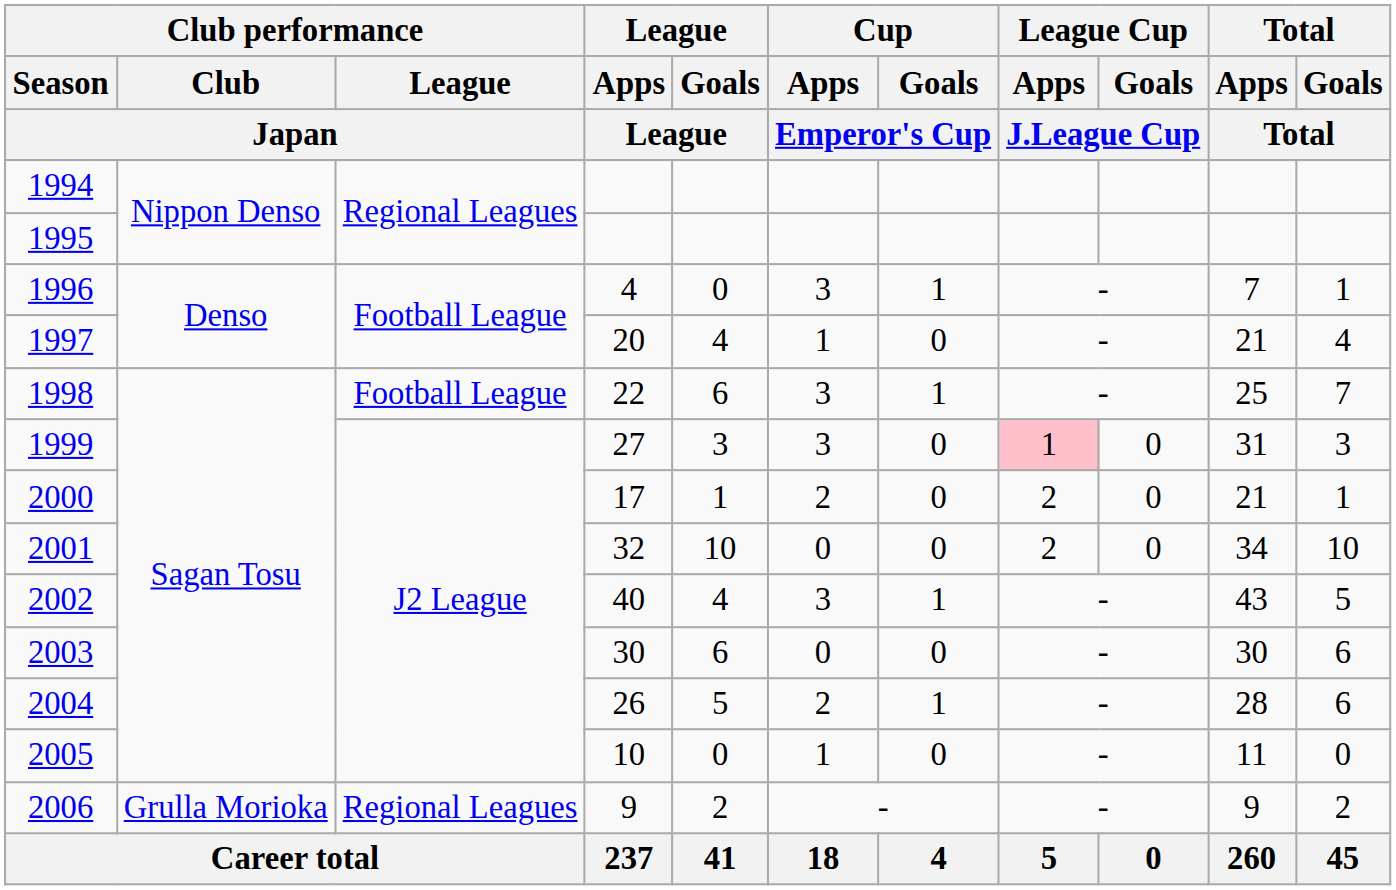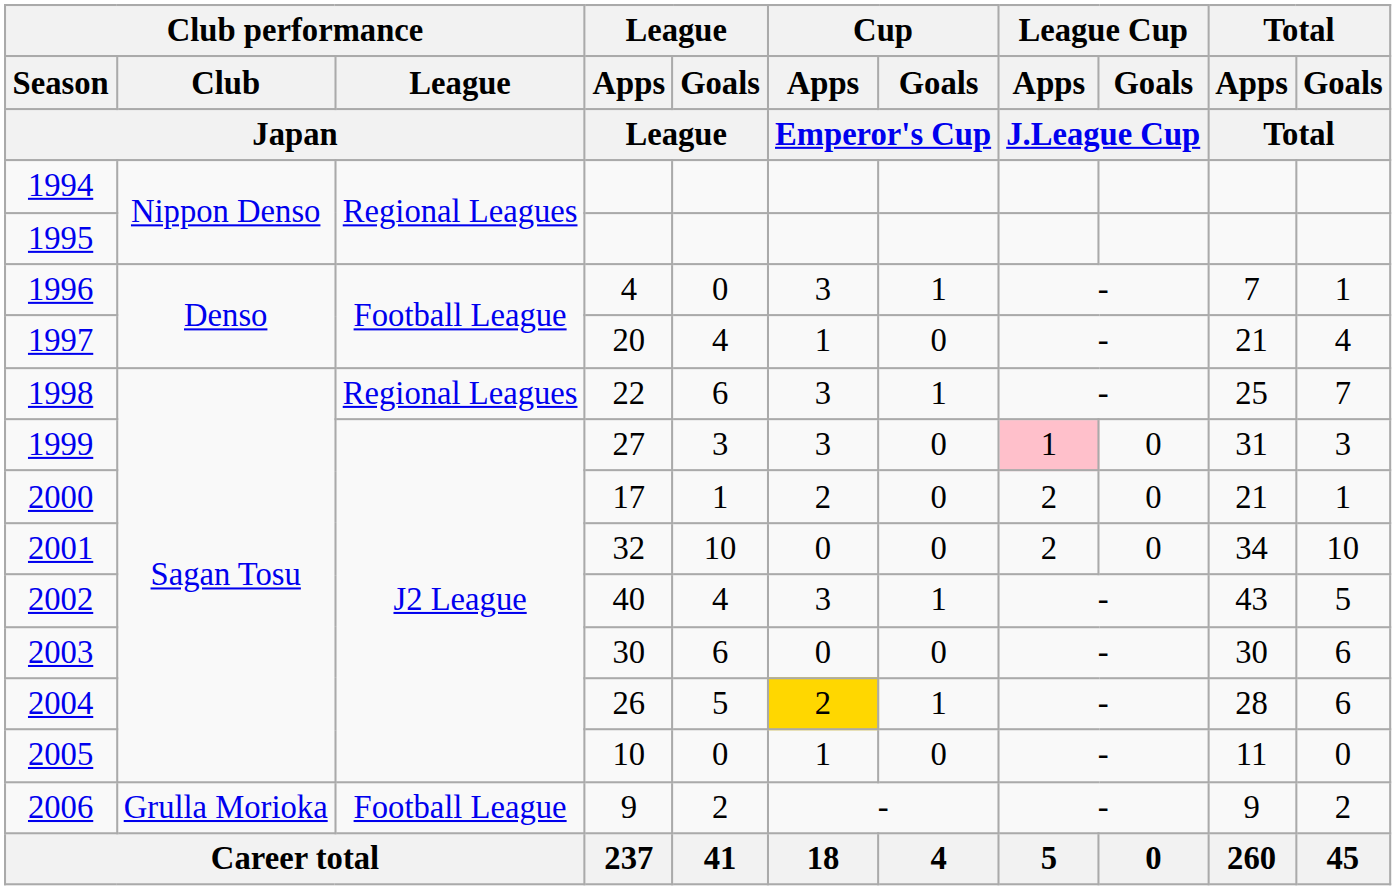(460, 392) Football League -> (460, 392) Regional Leagues
(823, 703) no background -> (823, 703) gold background
(460, 806) Regional Leagues -> (460, 806) Football League
